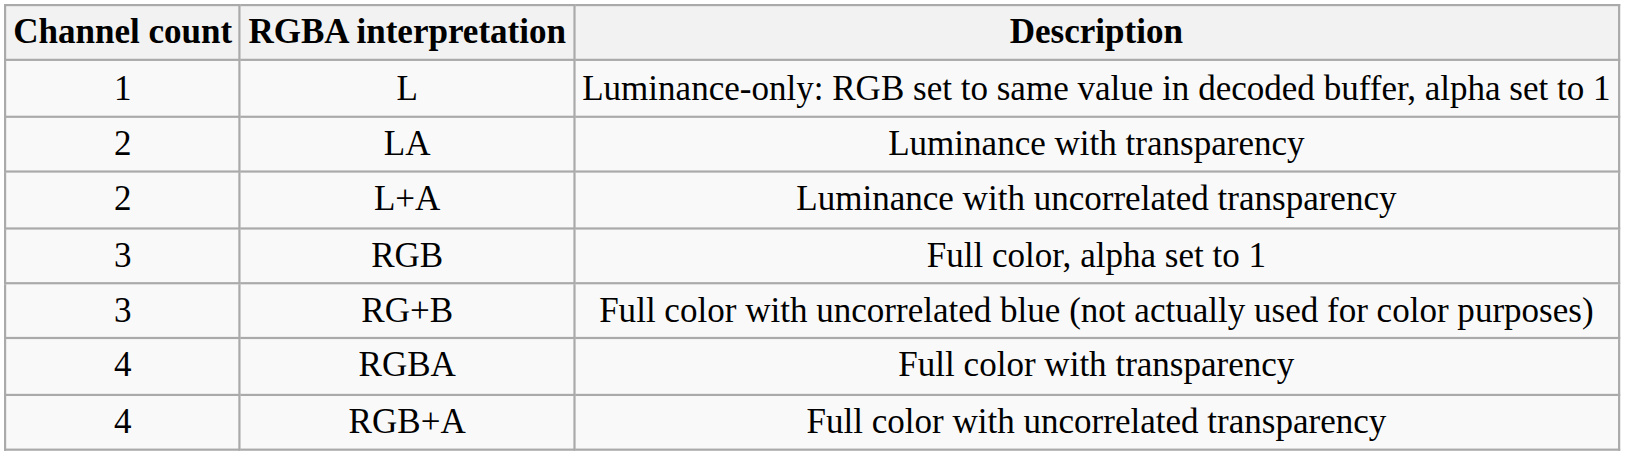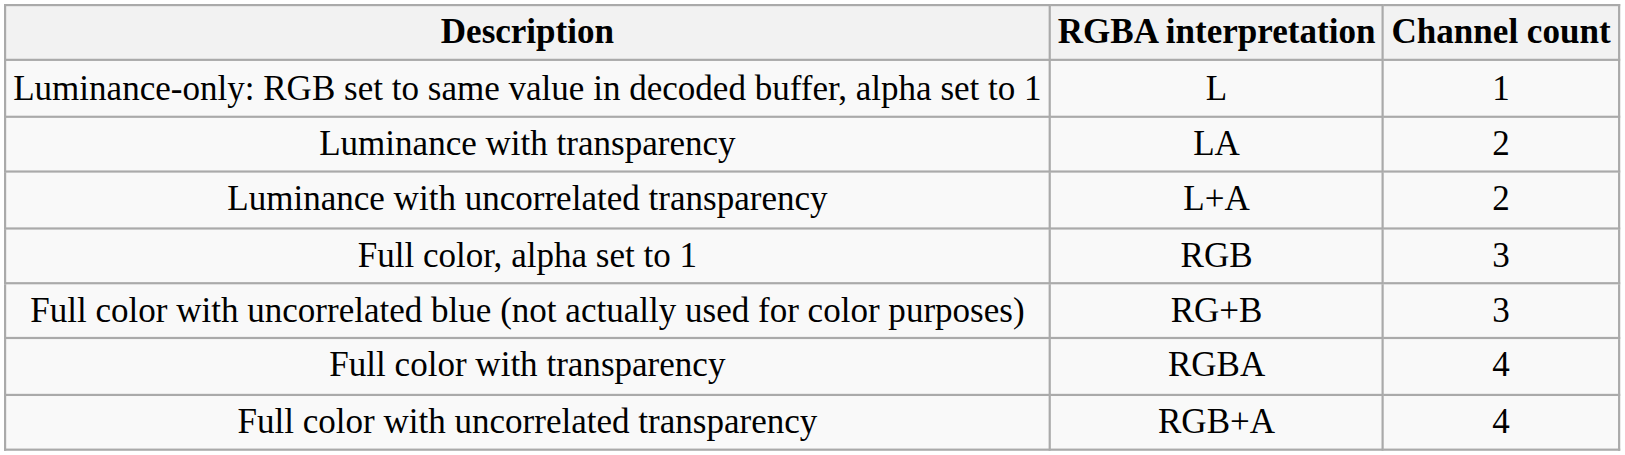columns swapped: (123, 32) <-> (1096, 32)
